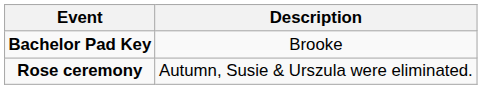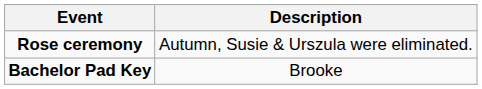rows swapped: (80, 44) <-> (80, 71)
